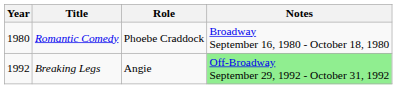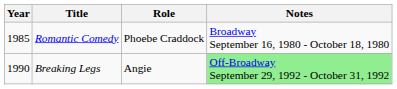(18, 37) 1980 -> (18, 37) 1985
(18, 68) 1992 -> (18, 68) 1990
